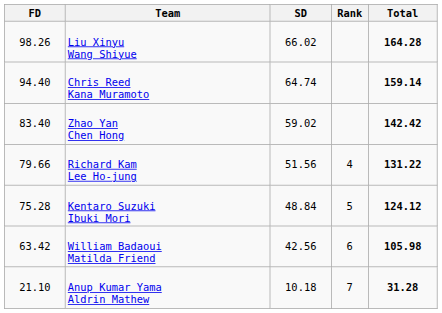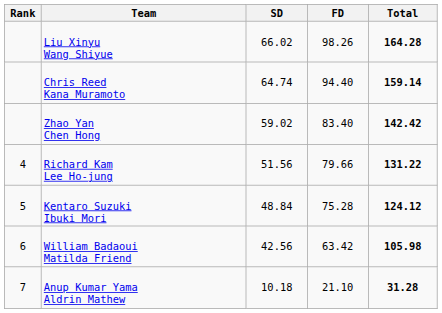columns swapped: (350, 13) <-> (35, 13)
